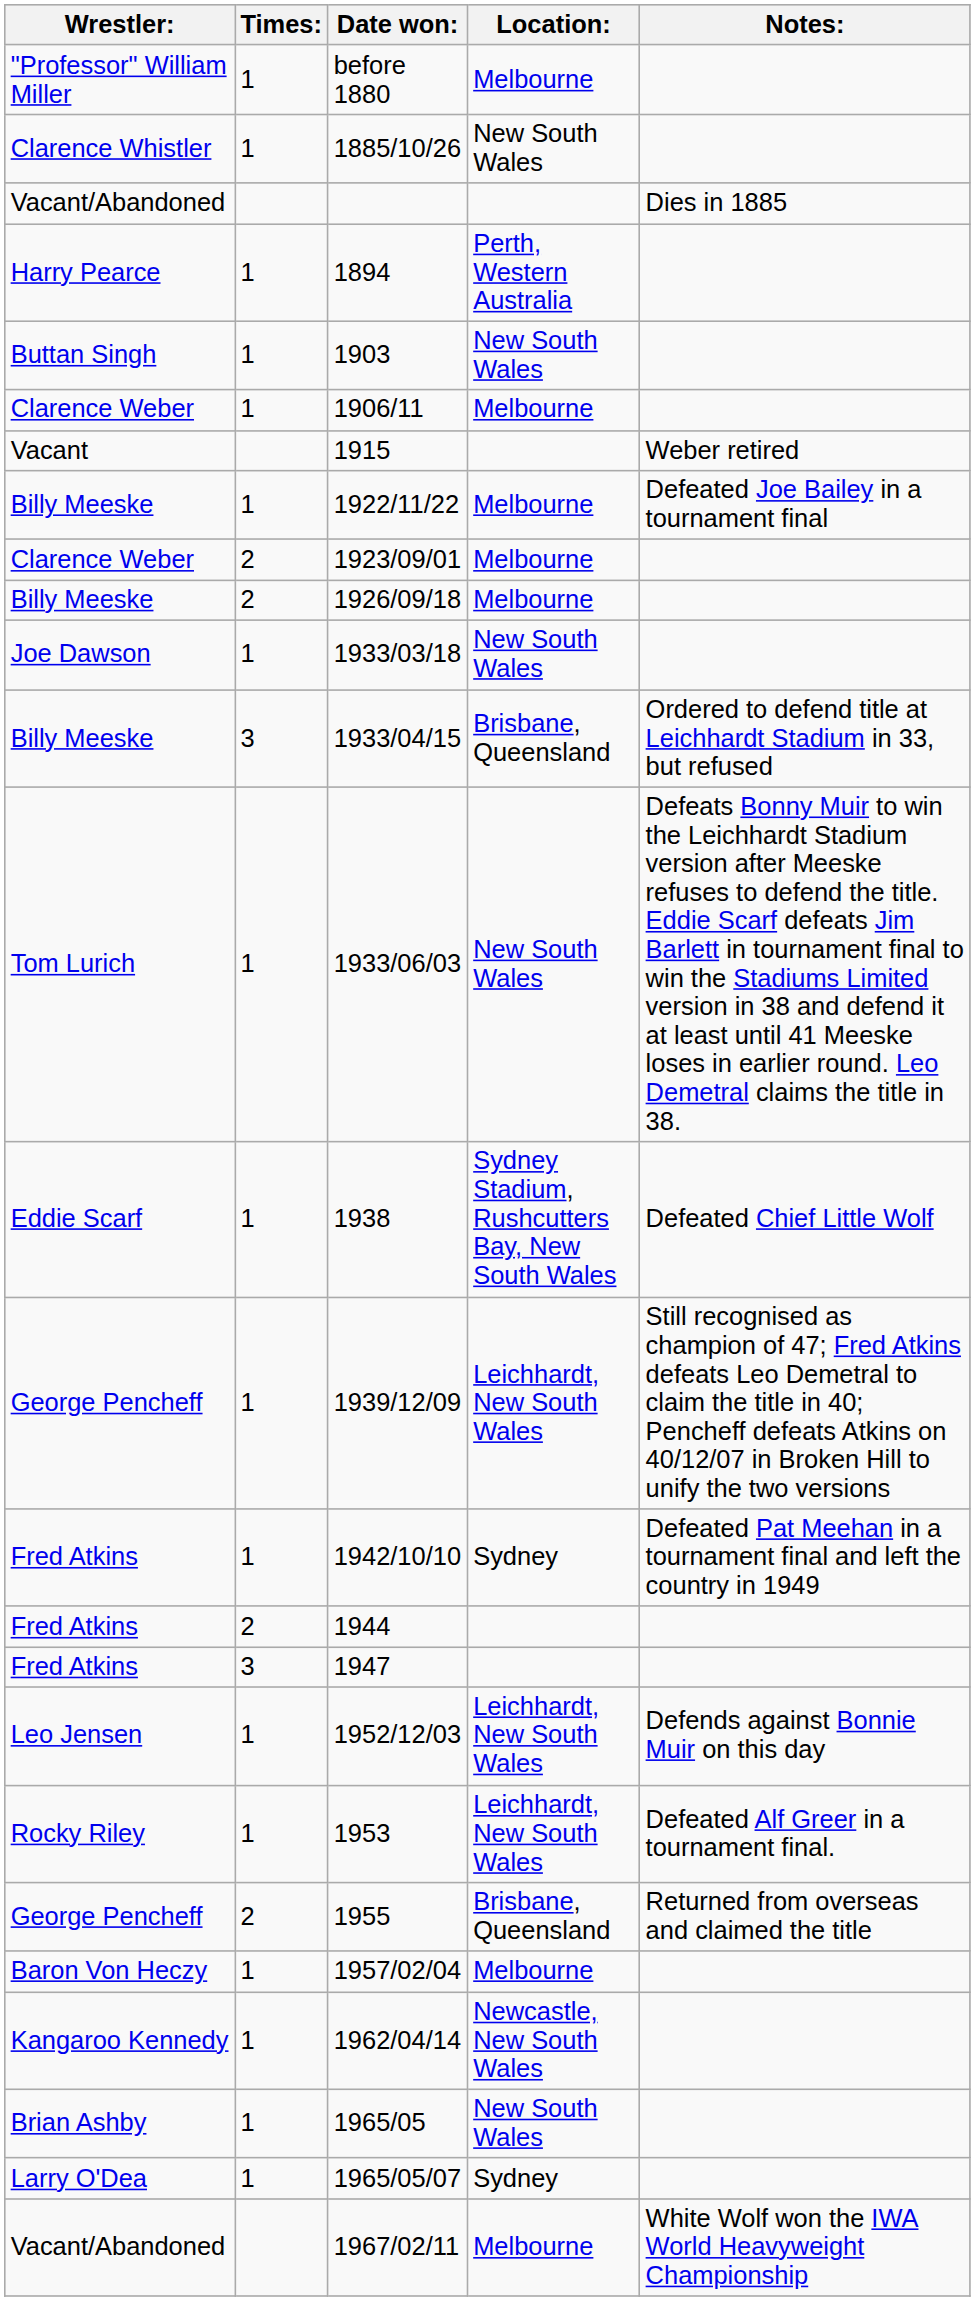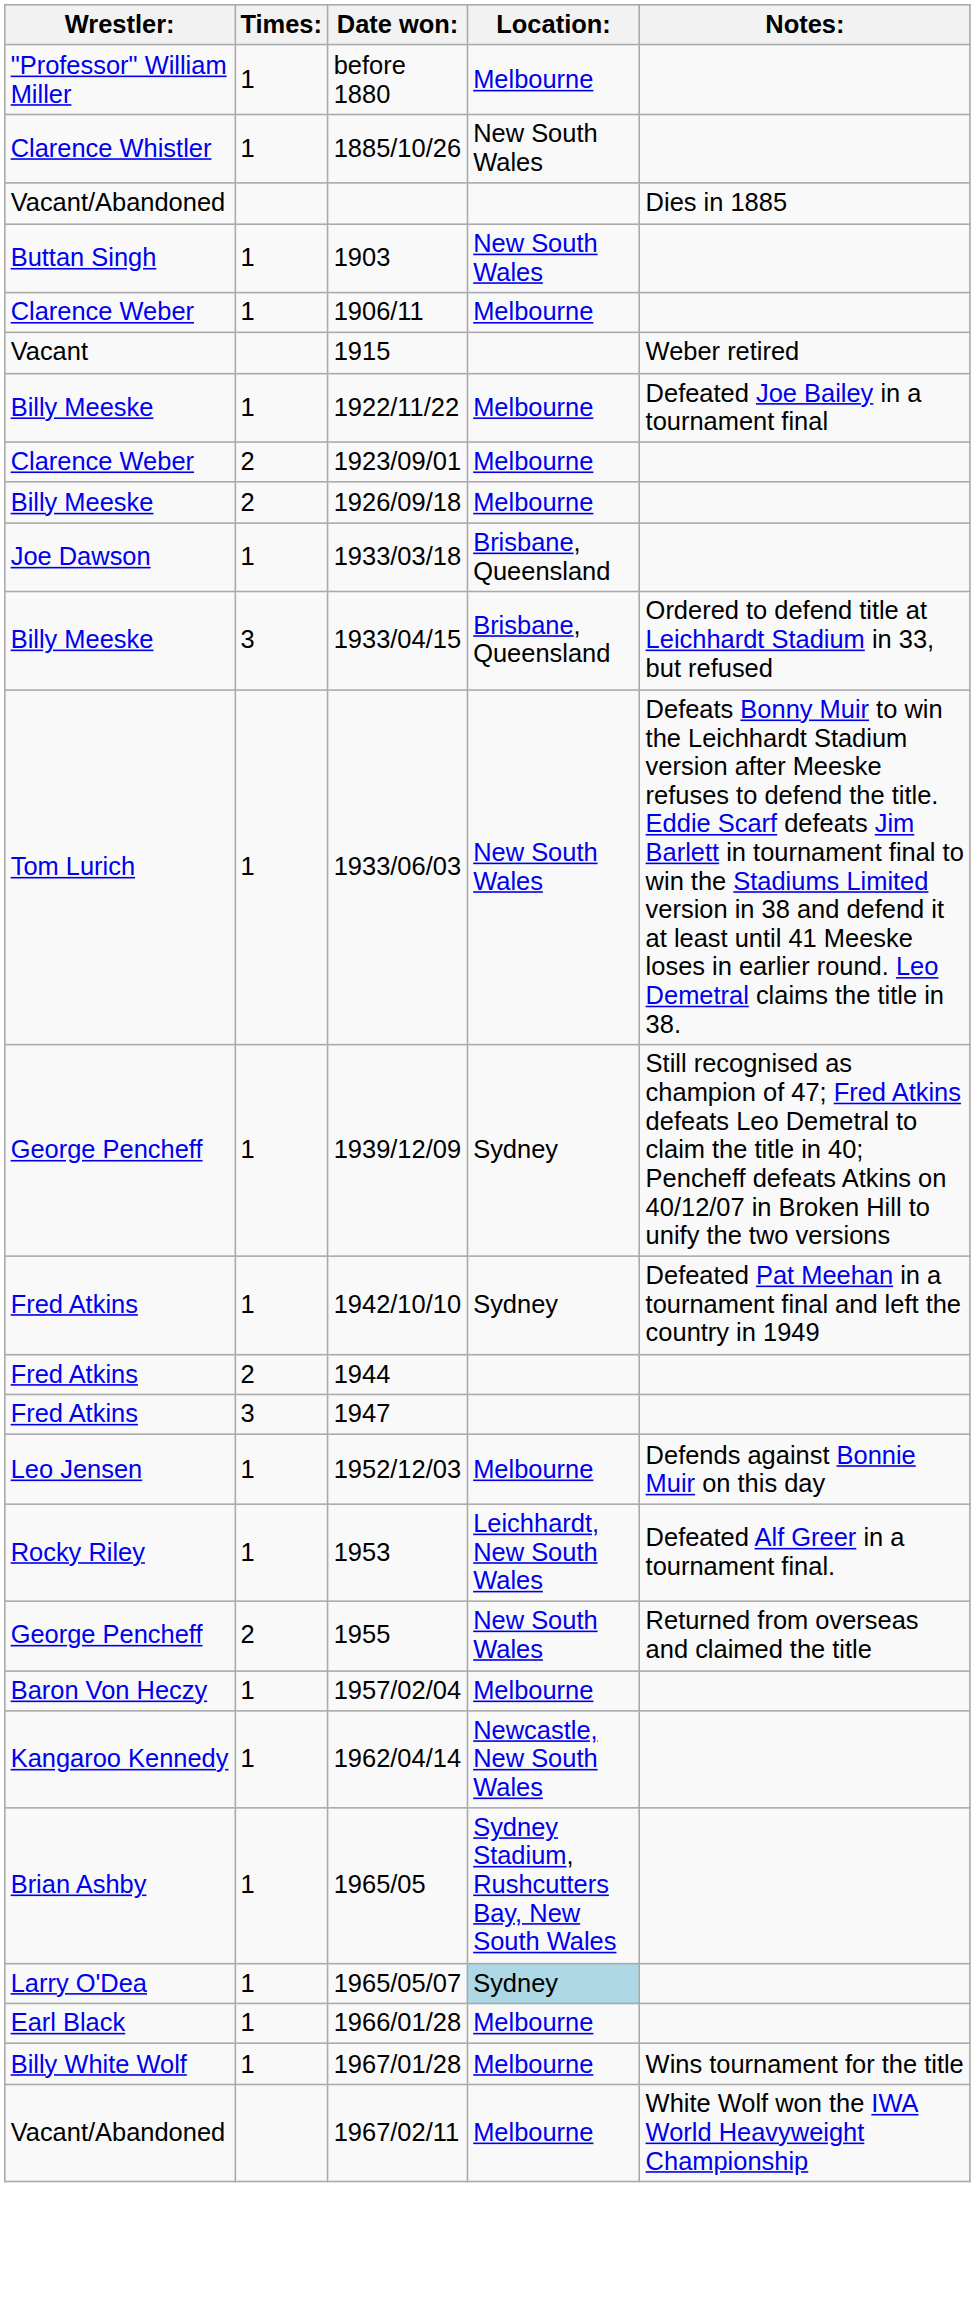- row: (362, 271)
(535, 654) New South Wales -> (542, 556) Brisbane, Queensland
- row: (362, 1219)
(536, 1402) Leichhardt, New South Wales -> (516, 1150) Sydney
(536, 1735) Leichhardt, New South Wales -> (533, 1468) Melbourne
(542, 1916) Brisbane, Queensland -> (535, 1635) New South Wales
(535, 2123) New South Wales -> (545, 1885) Sydney Stadium, Rushcutters Bay, New South Wales
(516, 2178) no background -> (516, 1982) lightblue background
+ row: (397, 2023)
+ row: (397, 2063)
